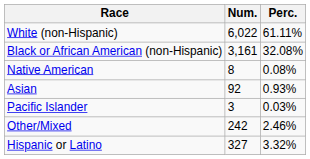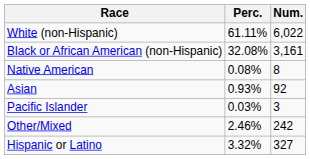columns swapped: (243, 13) <-> (283, 13)
